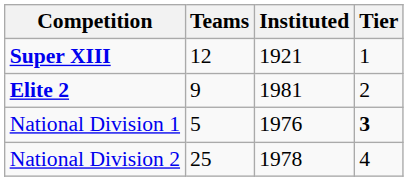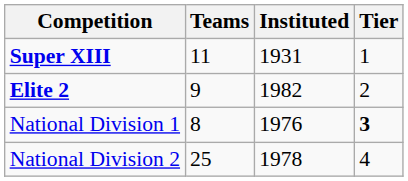(201, 55) 12 -> (200, 55) 11
(281, 55) 1921 -> (281, 55) 1931
(281, 90) 1981 -> (281, 90) 1982
(195, 124) 5 -> (195, 124) 8
